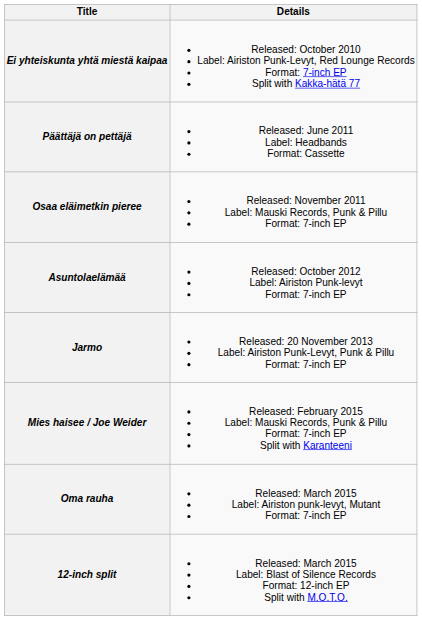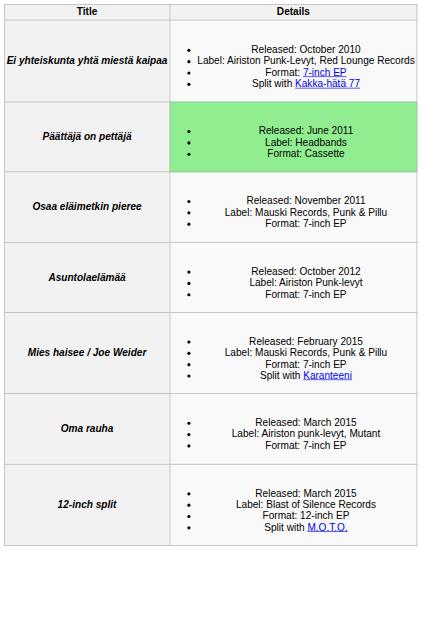(293, 143) no background -> (293, 143) lightgreen background
- row: (87, 347)
